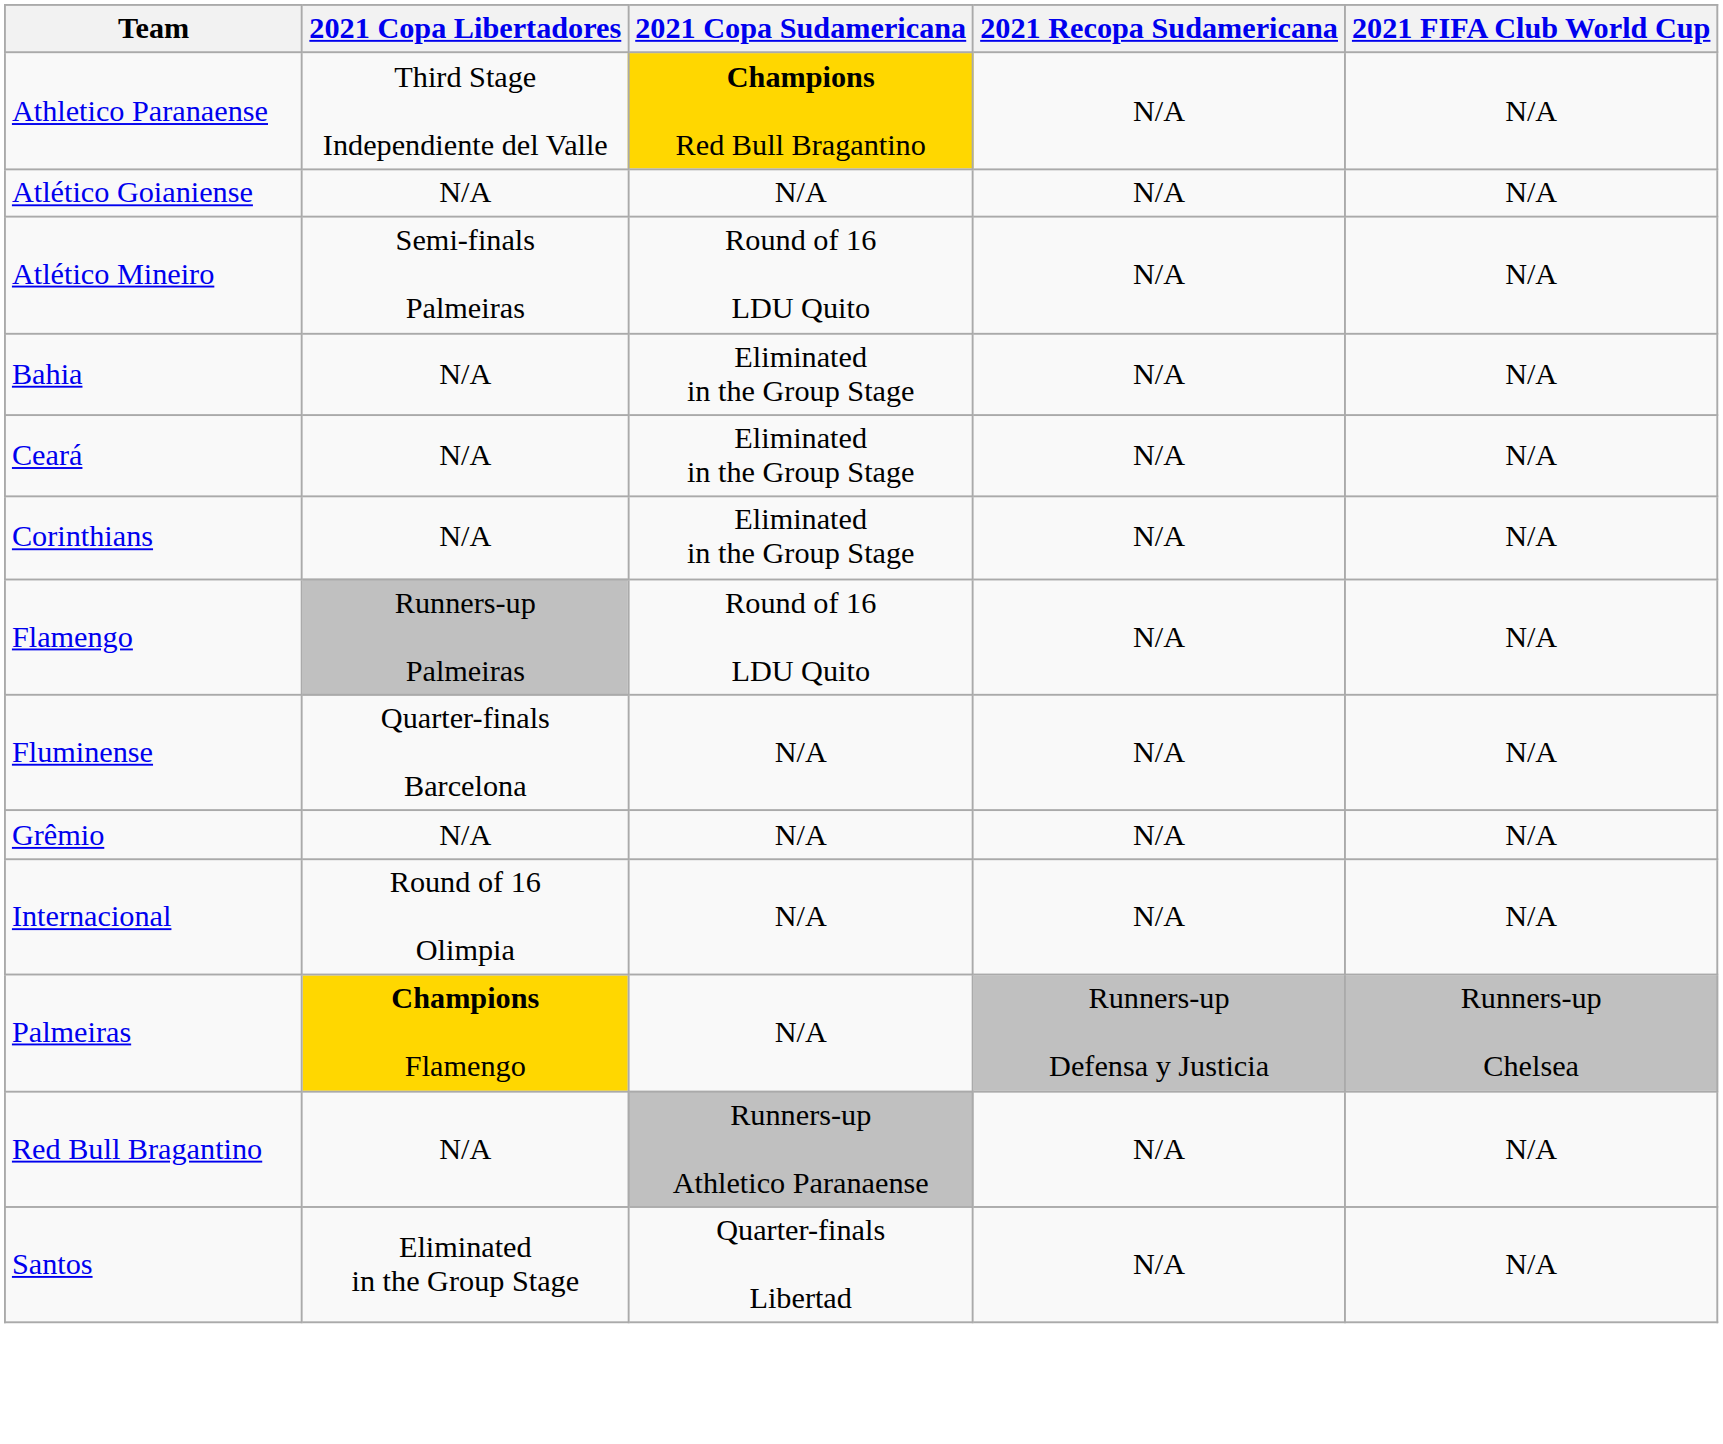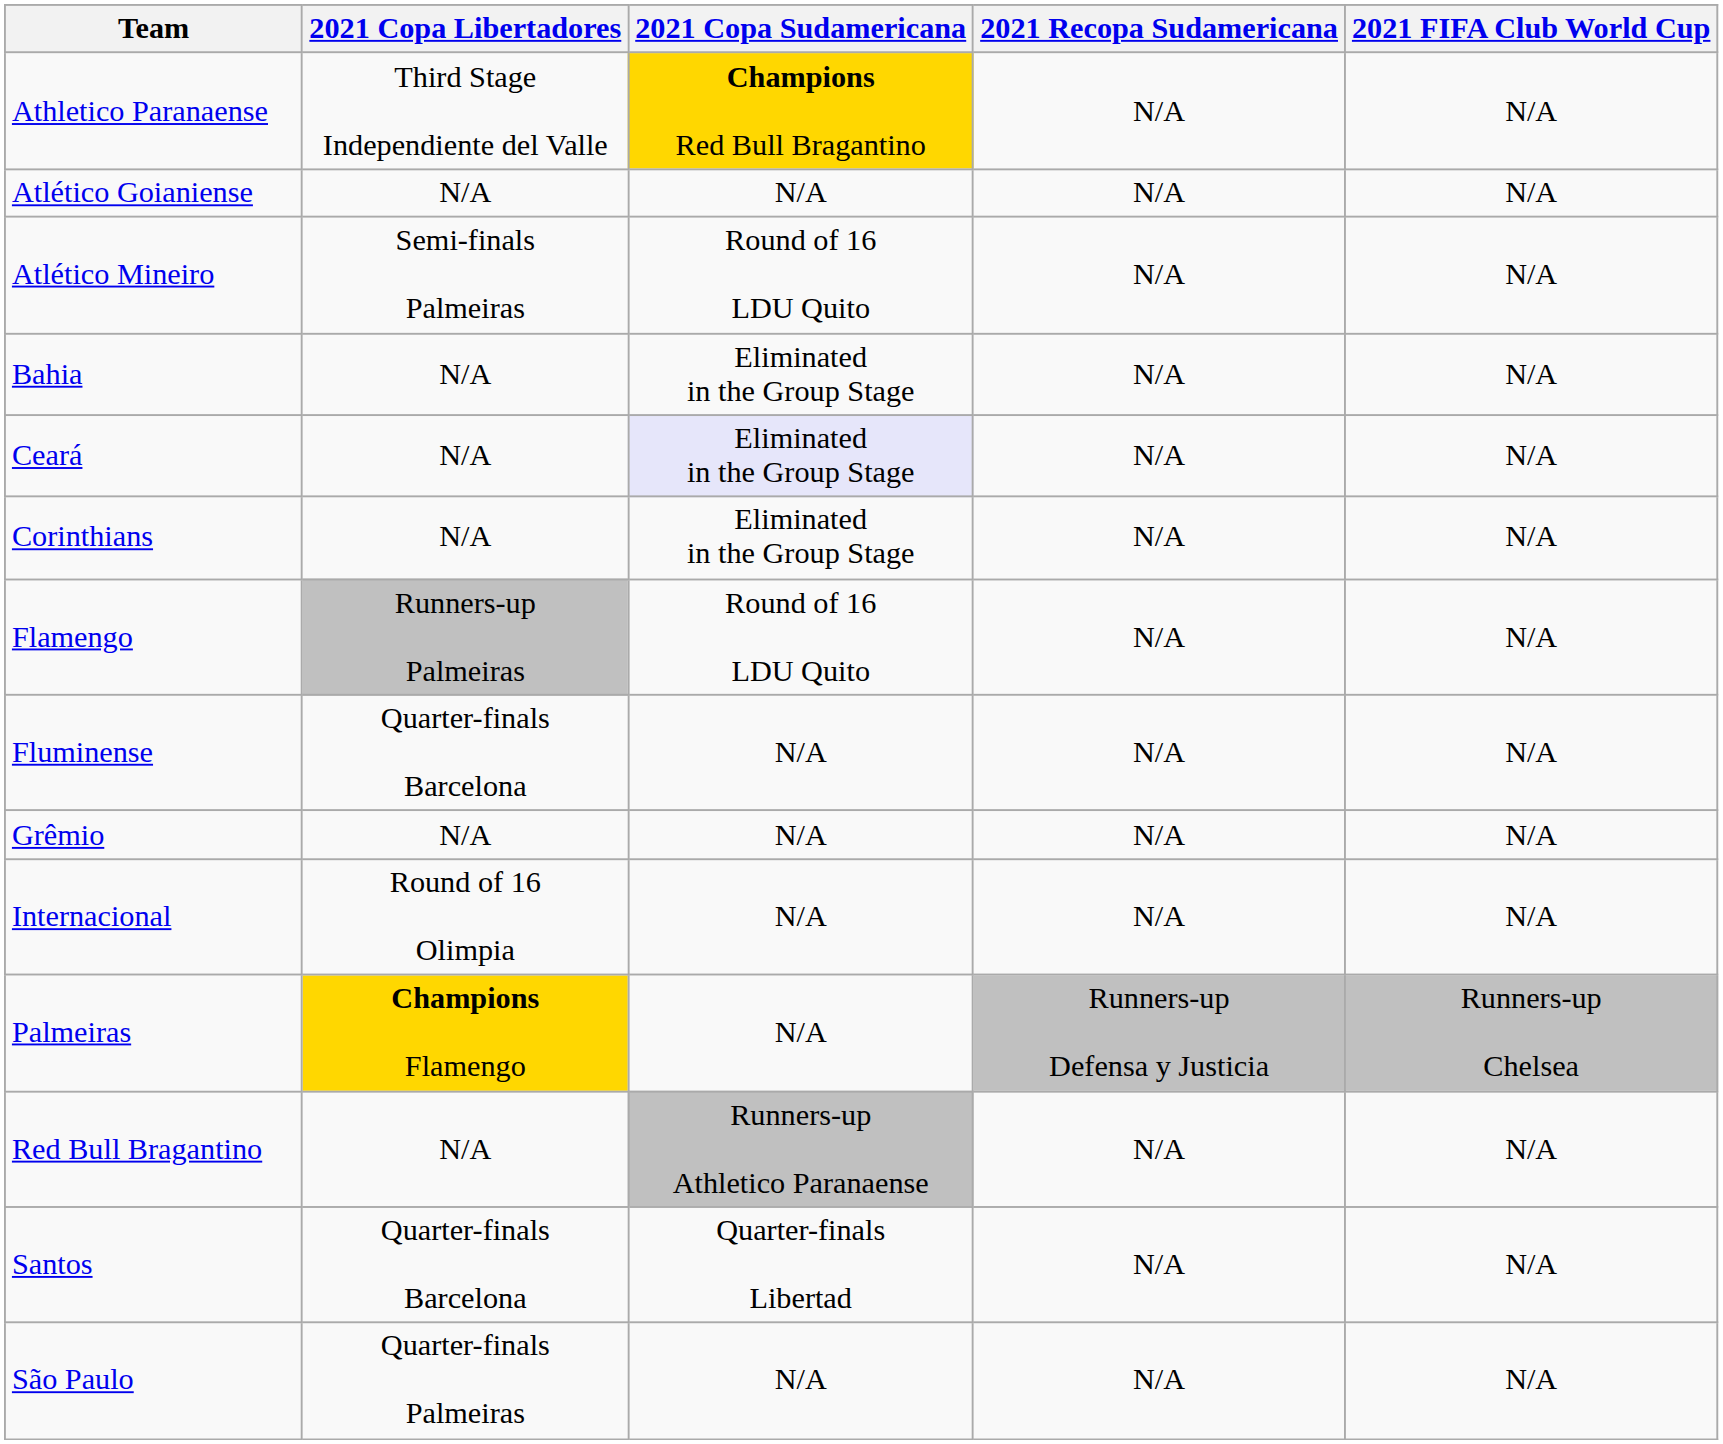(801, 455) no background -> (801, 455) lavender background
(465, 1264) Eliminated in the Group Stage -> (465, 1264) Quarter-finals Barcelona
+ row: (73, 1380)
